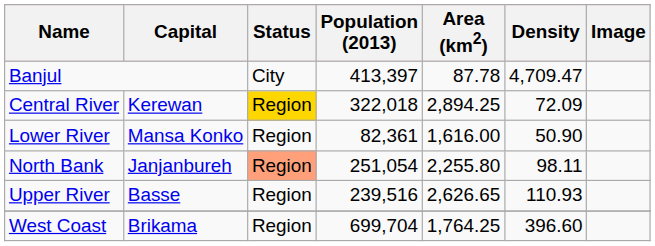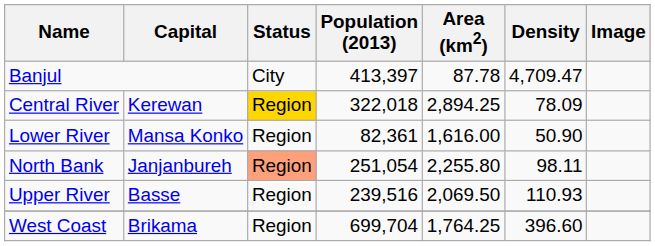(559, 105) 72.09 -> (559, 105) 78.09
(463, 195) 2,626.65 -> (463, 195) 2,069.50
